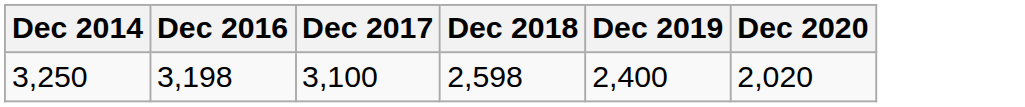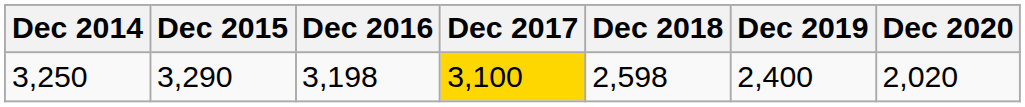+ column: (223, 28)
(340, 76) no background -> (485, 76) gold background
